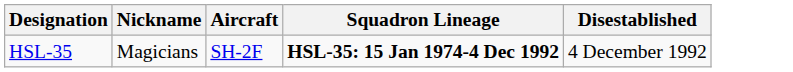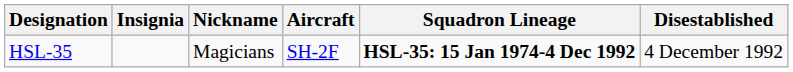+ column: (150, 19)
